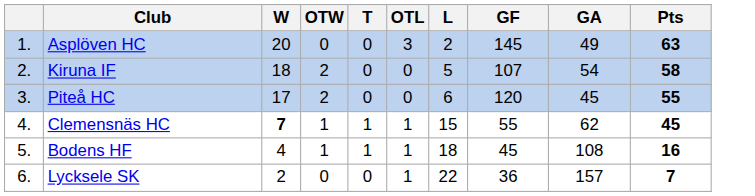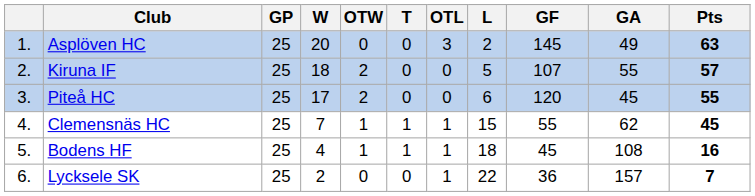+ column: (281, 17)
(589, 71) 54 -> (629, 71) 55
(671, 71) 58 -> (710, 71) 57
(281, 124) bold -> (320, 124) normal
